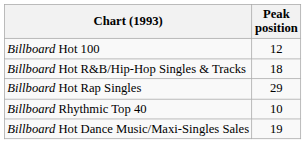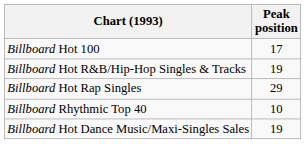(276, 48) 12 -> (276, 48) 17
(276, 68) 18 -> (276, 68) 19
